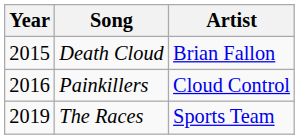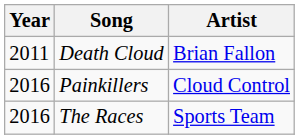(30, 52) 2015 -> (29, 52) 2011
(30, 117) 2019 -> (30, 117) 2016
